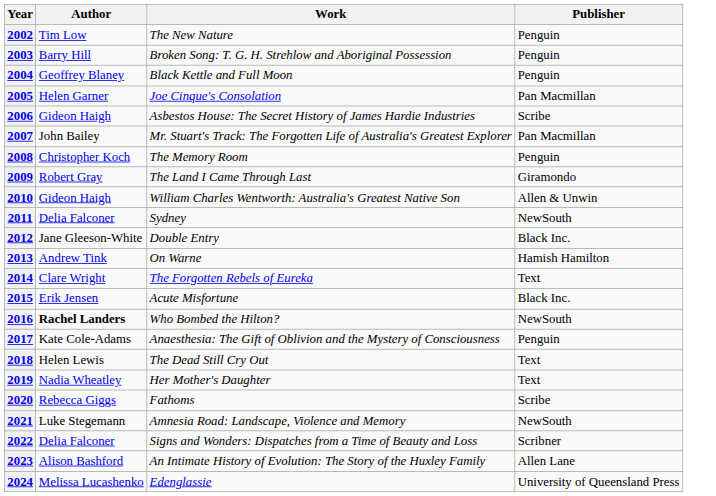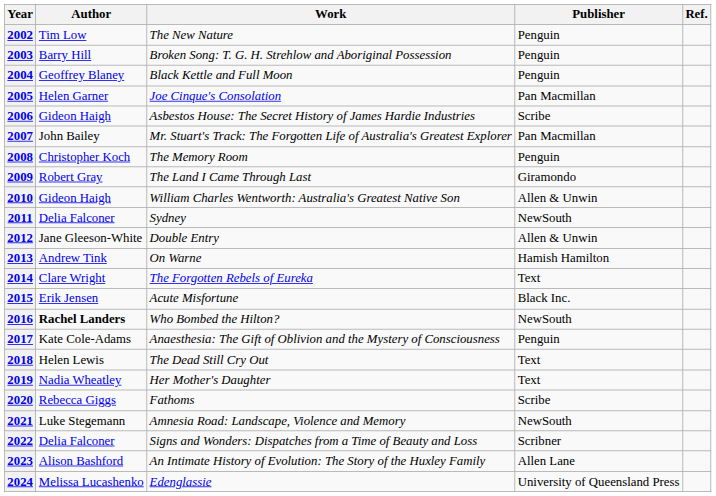+ column: (697, 14)
(544, 237) Black Inc. -> (558, 237) Allen & Unwin
